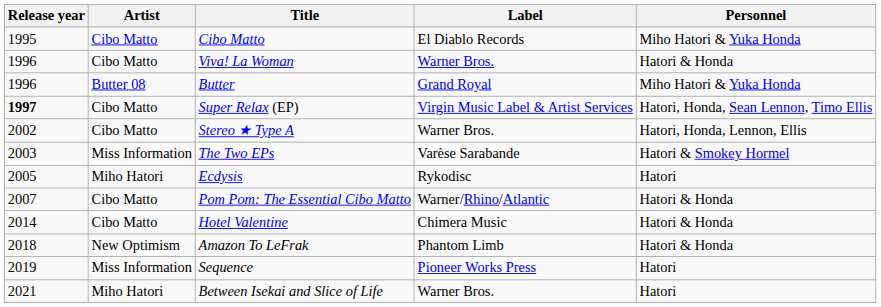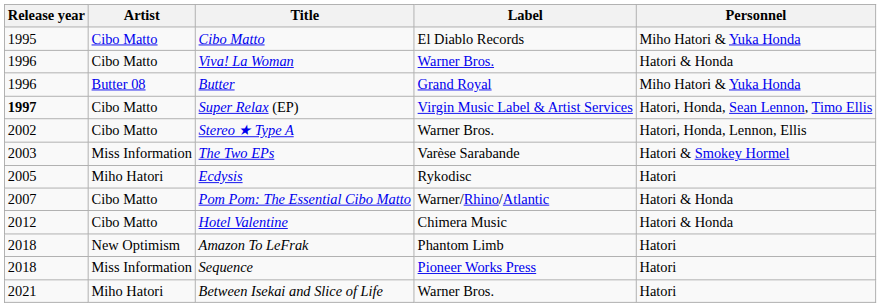(22, 222) 2014 -> (22, 222) 2012
(686, 245) Hatori & Honda -> (658, 245) Hatori
(22, 268) 2019 -> (22, 268) 2018
